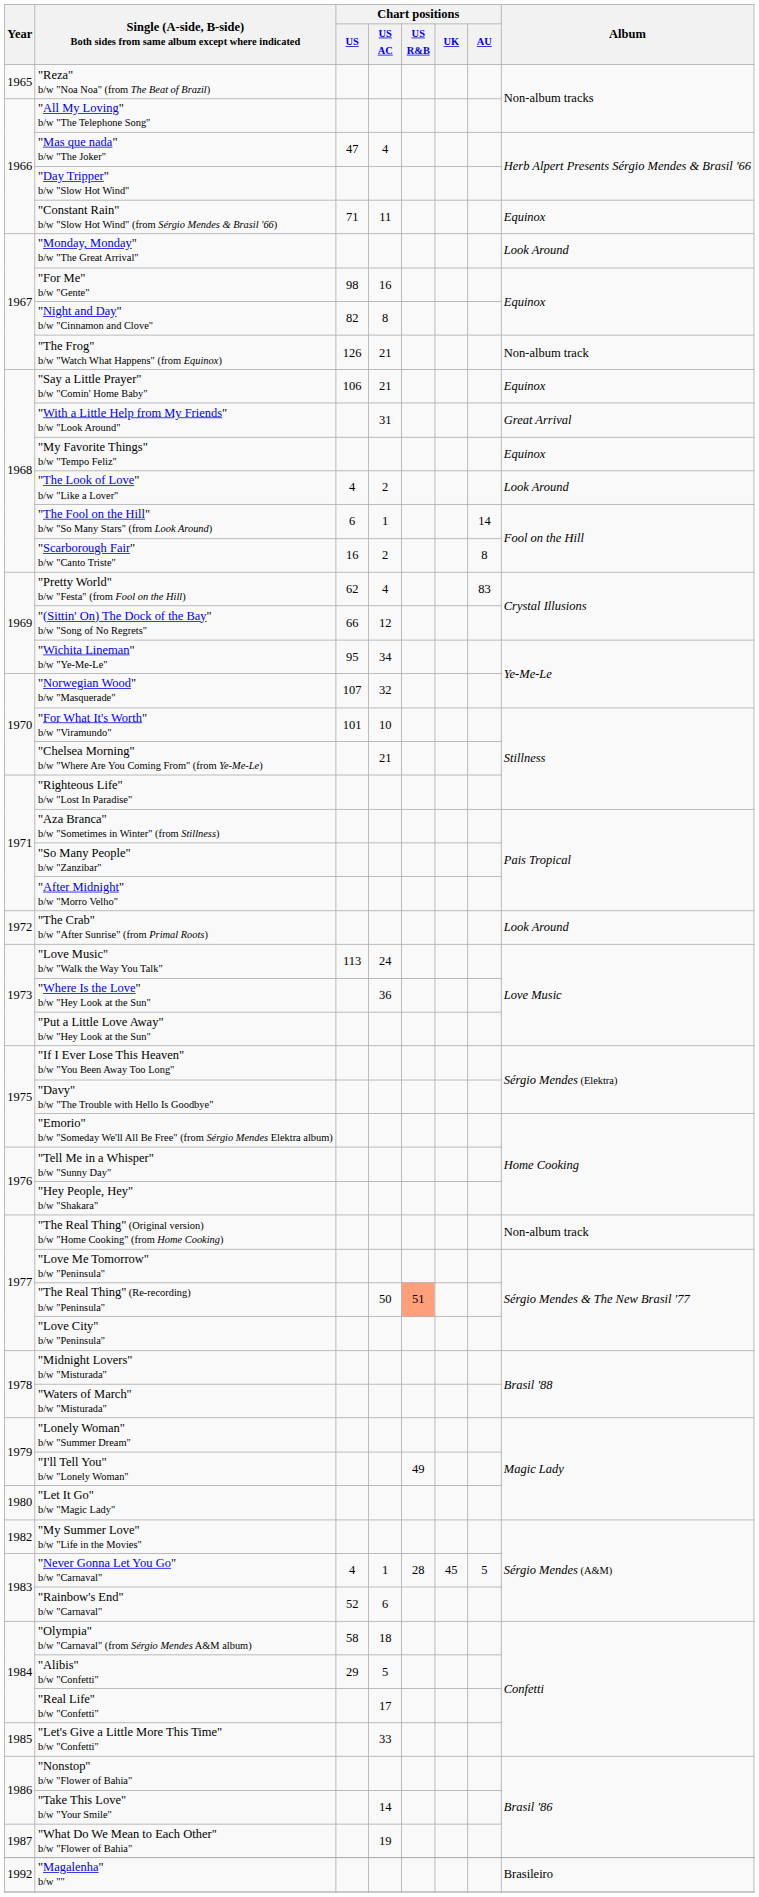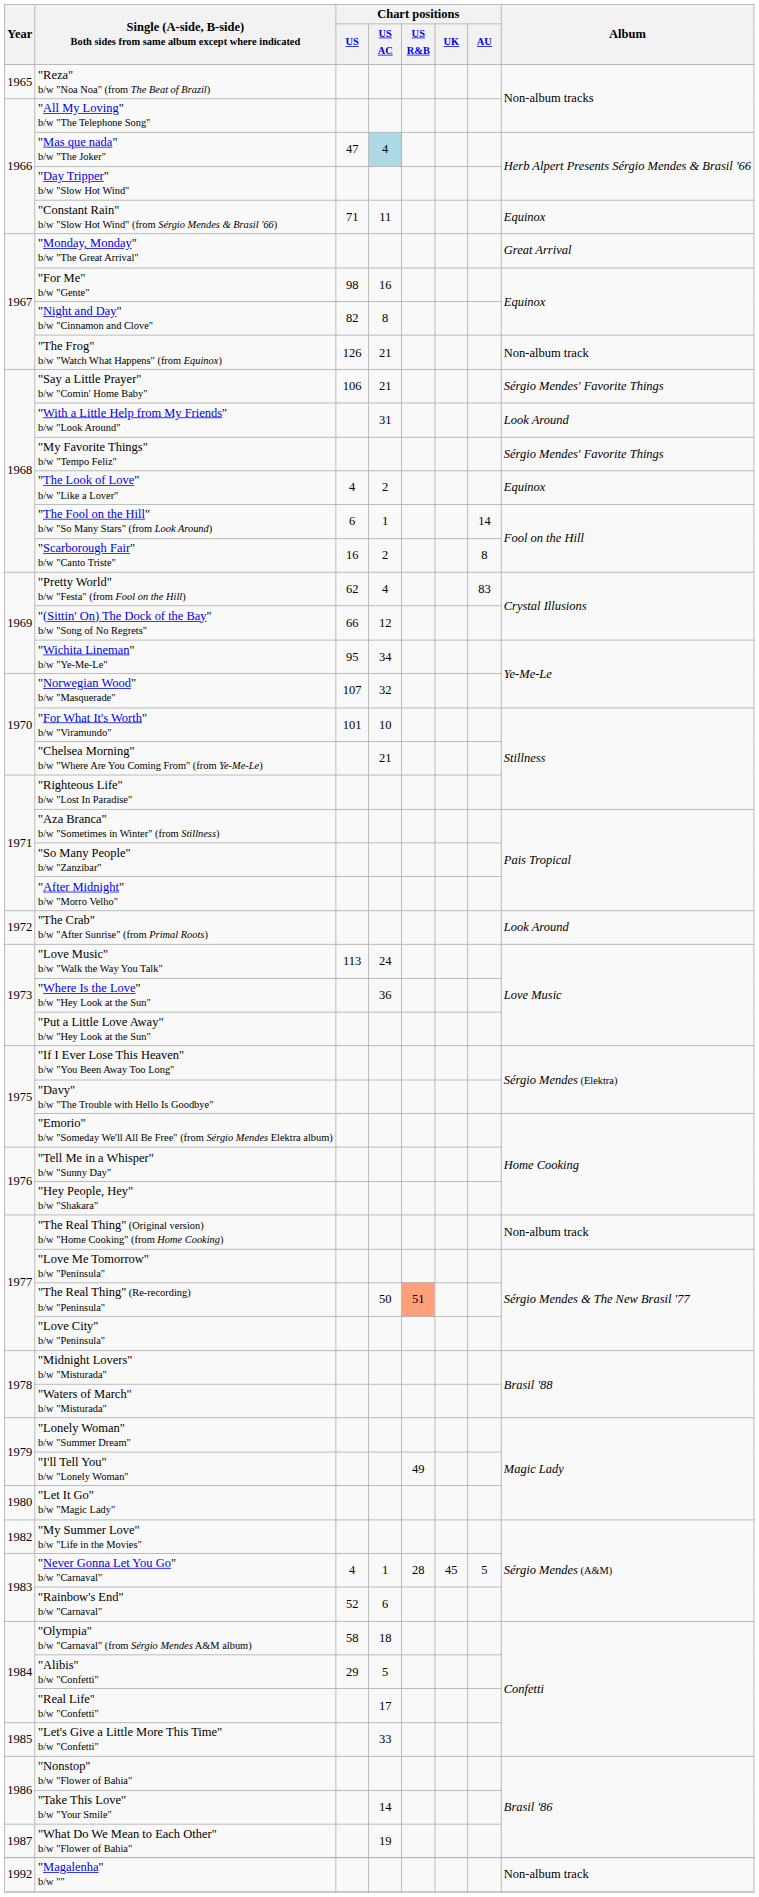(385, 149) no background -> (385, 149) lightblue background
(536, 250) Look Around -> (538, 250) Great Arrival
(525, 386) Equinox -> (584, 386) Sérgio Mendes' Favorite Things
(538, 420) Great Arrival -> (536, 420) Look Around
(525, 453) Equinox -> (584, 453) Sérgio Mendes' Favorite Things
(536, 487) Look Around -> (525, 487) Equinox
(528, 1874) Brasileiro -> (546, 1874) Non-album track
